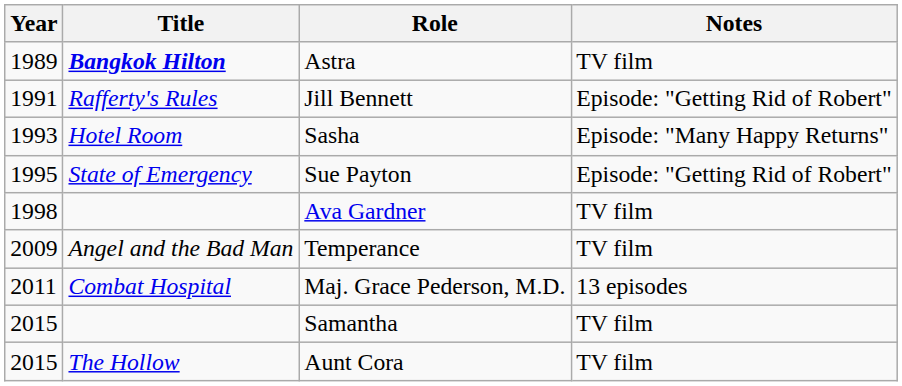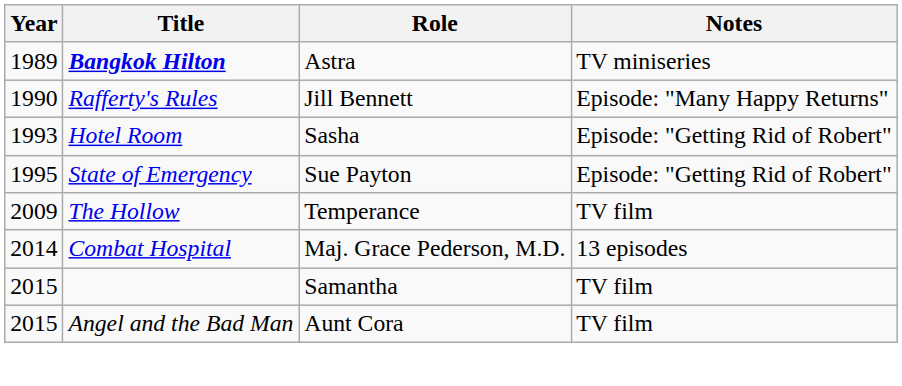(615, 60) TV film -> (643, 60) TV miniseries
(34, 98) 1991 -> (34, 98) 1990
(734, 98) Episode: "Getting Rid of Robert" -> (732, 98) Episode: "Many Happy Returns"
(732, 135) Episode: "Many Happy Returns" -> (734, 135) Episode: "Getting Rid of Robert"
- row: (365, 211)
(181, 248) Angel and the Bad Man -> (124, 211) The Hollow
(33, 286) 2011 -> (34, 248) 2014
(124, 361) The Hollow -> (181, 323) Angel and the Bad Man
